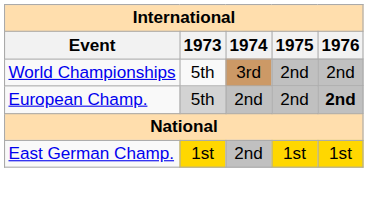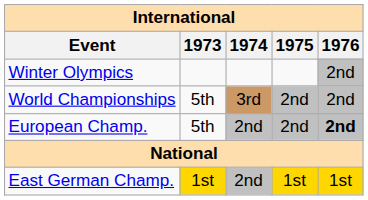+ row: (71, 72)
(203, 99) lightgrey background -> (203, 126) no background
